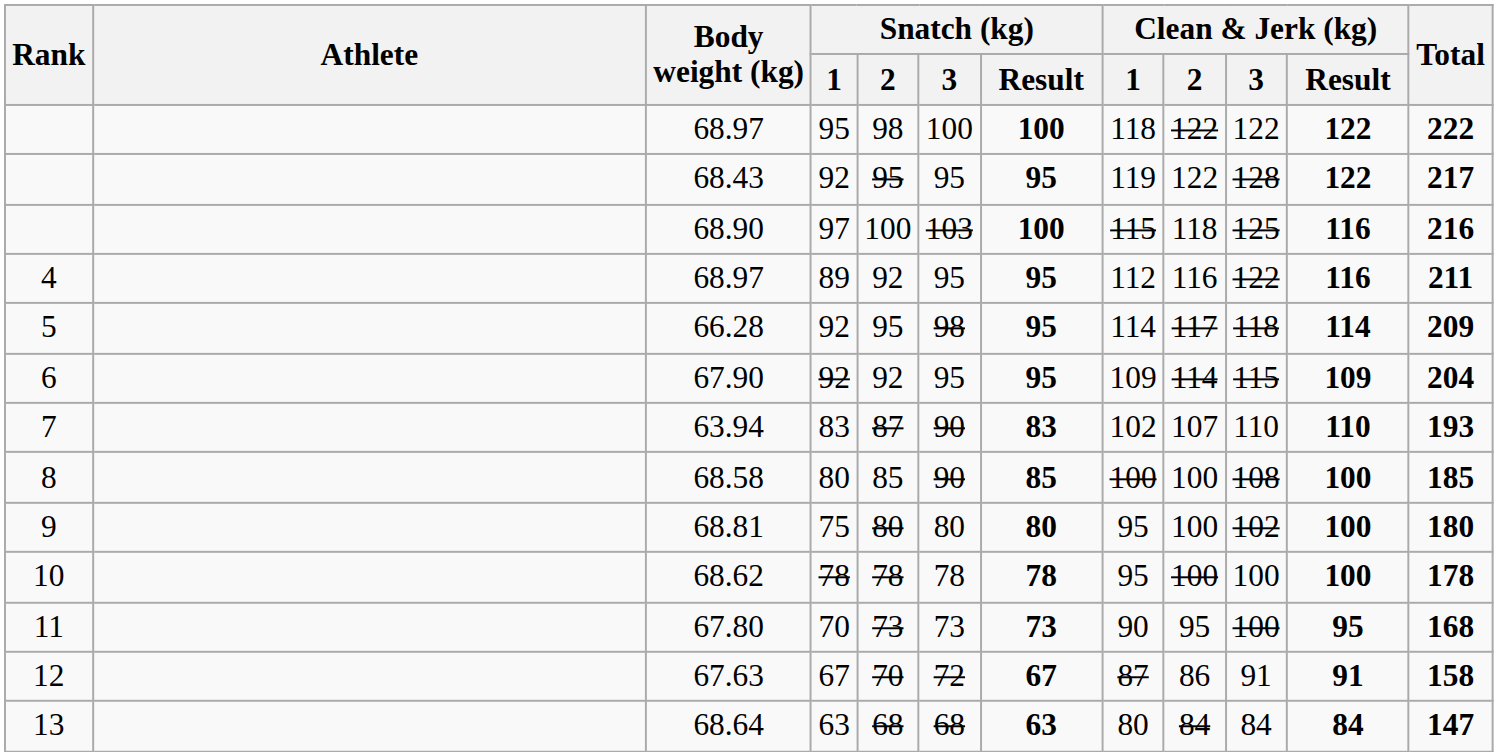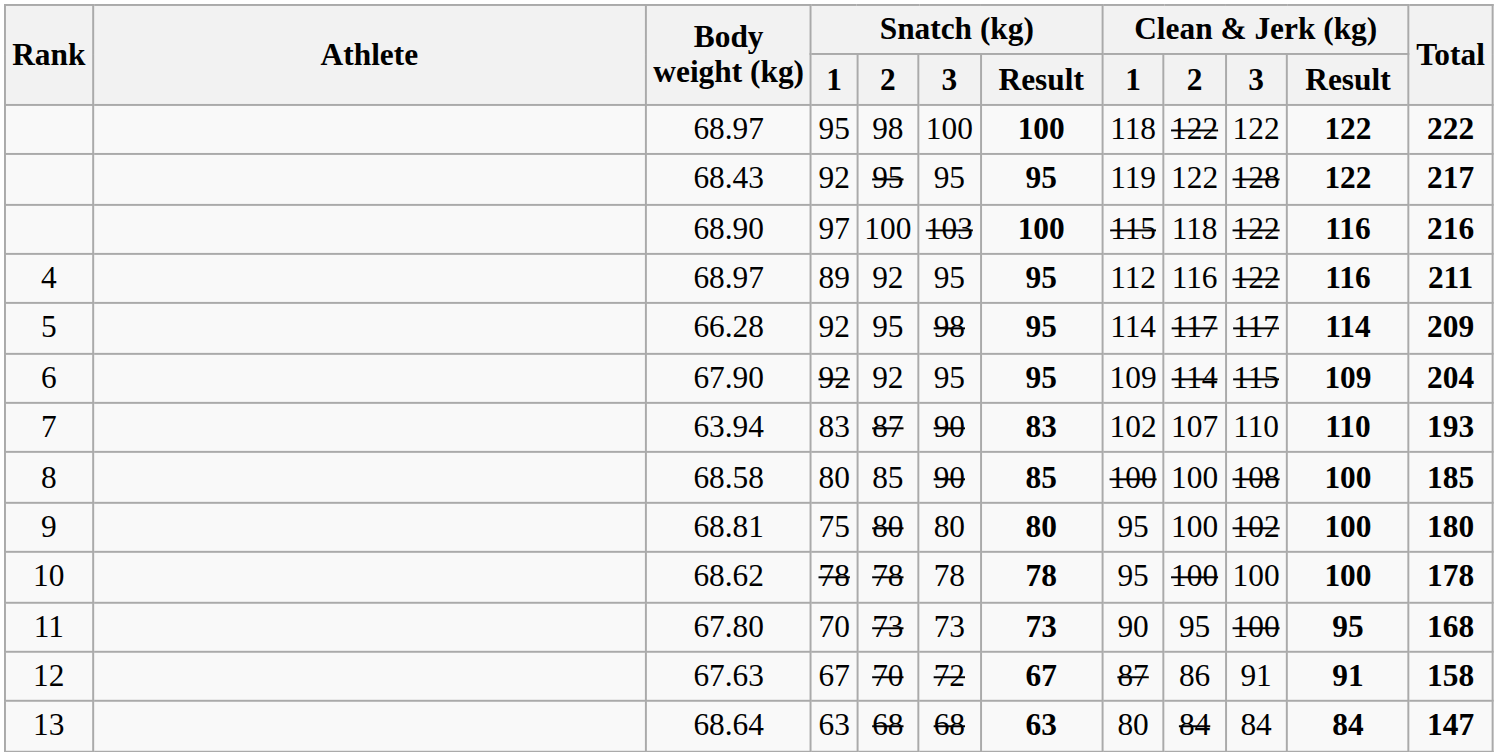(1256, 228) 125 -> (1256, 228) 122
(1256, 327) 118 -> (1256, 327) 117
